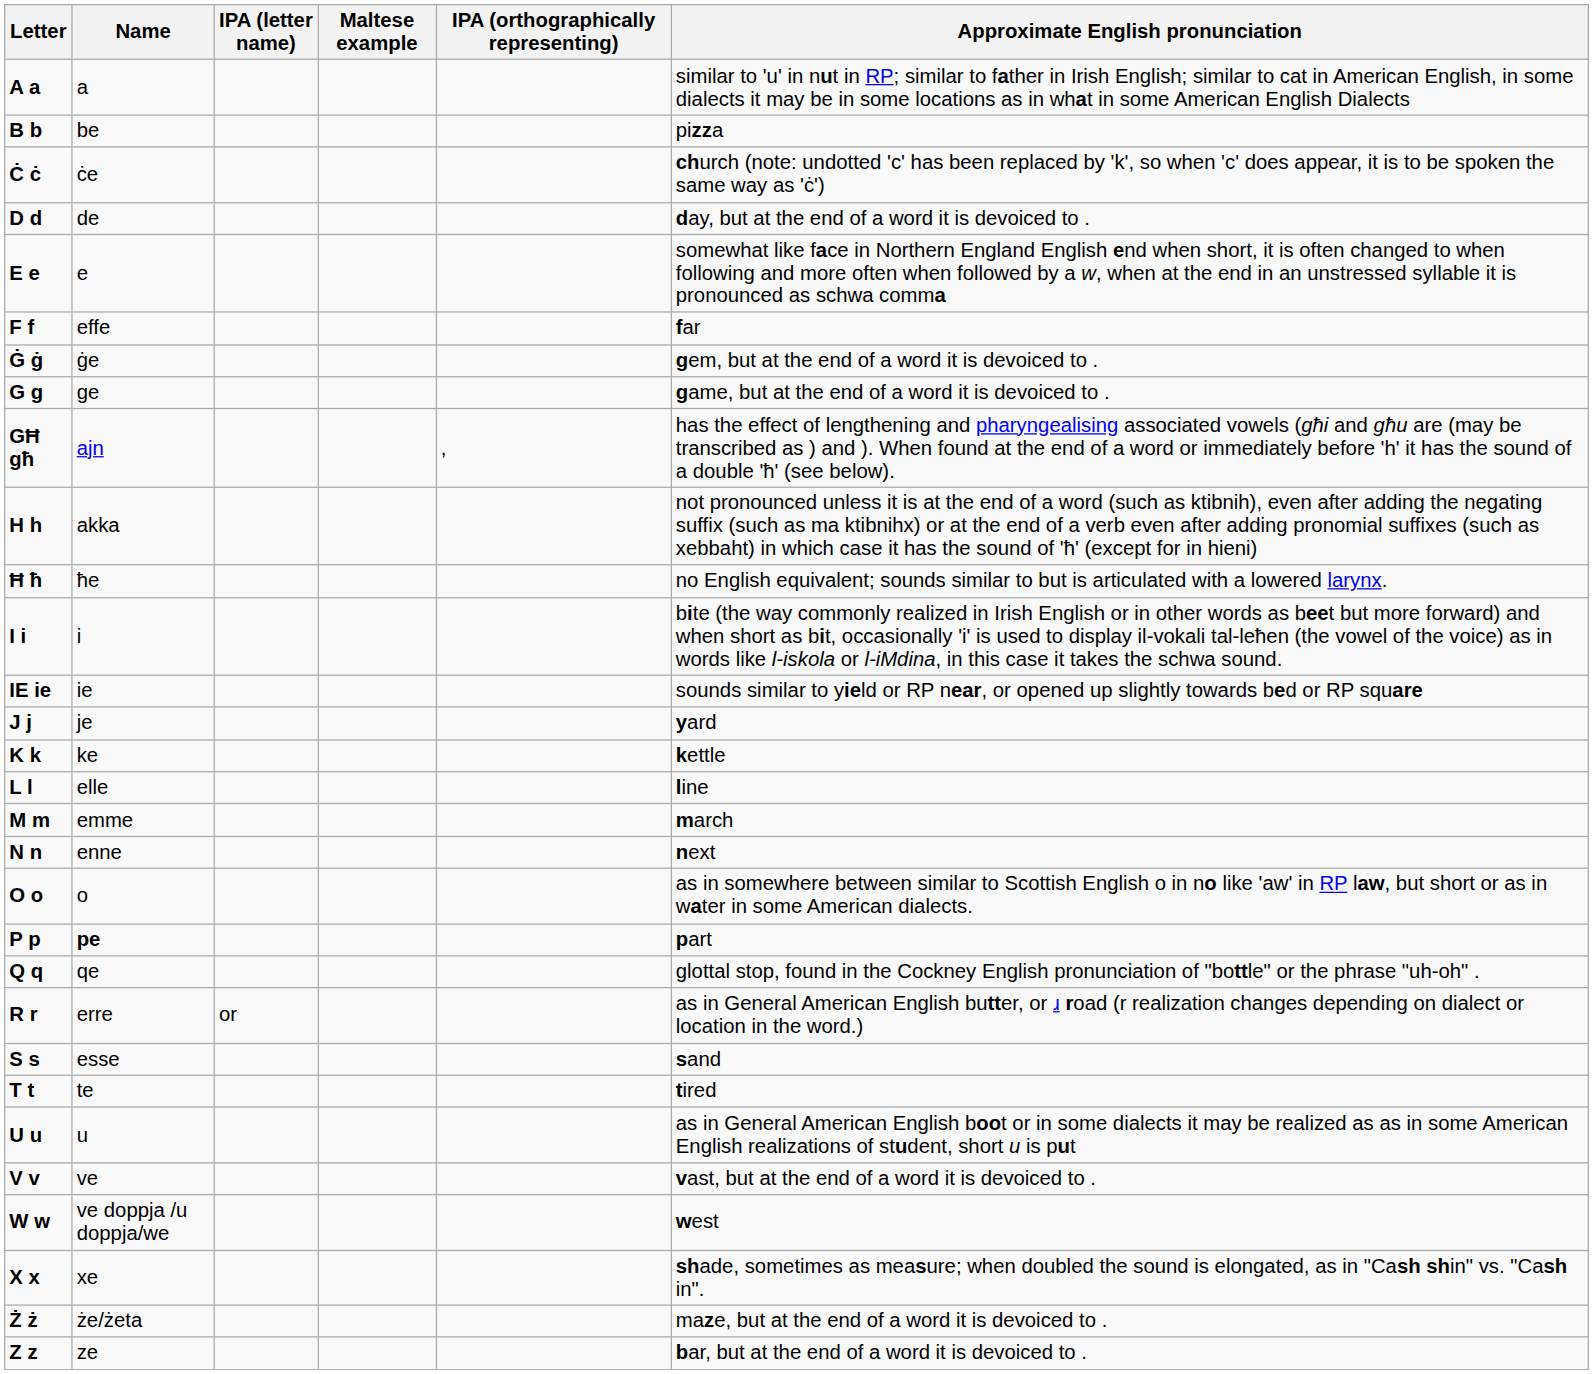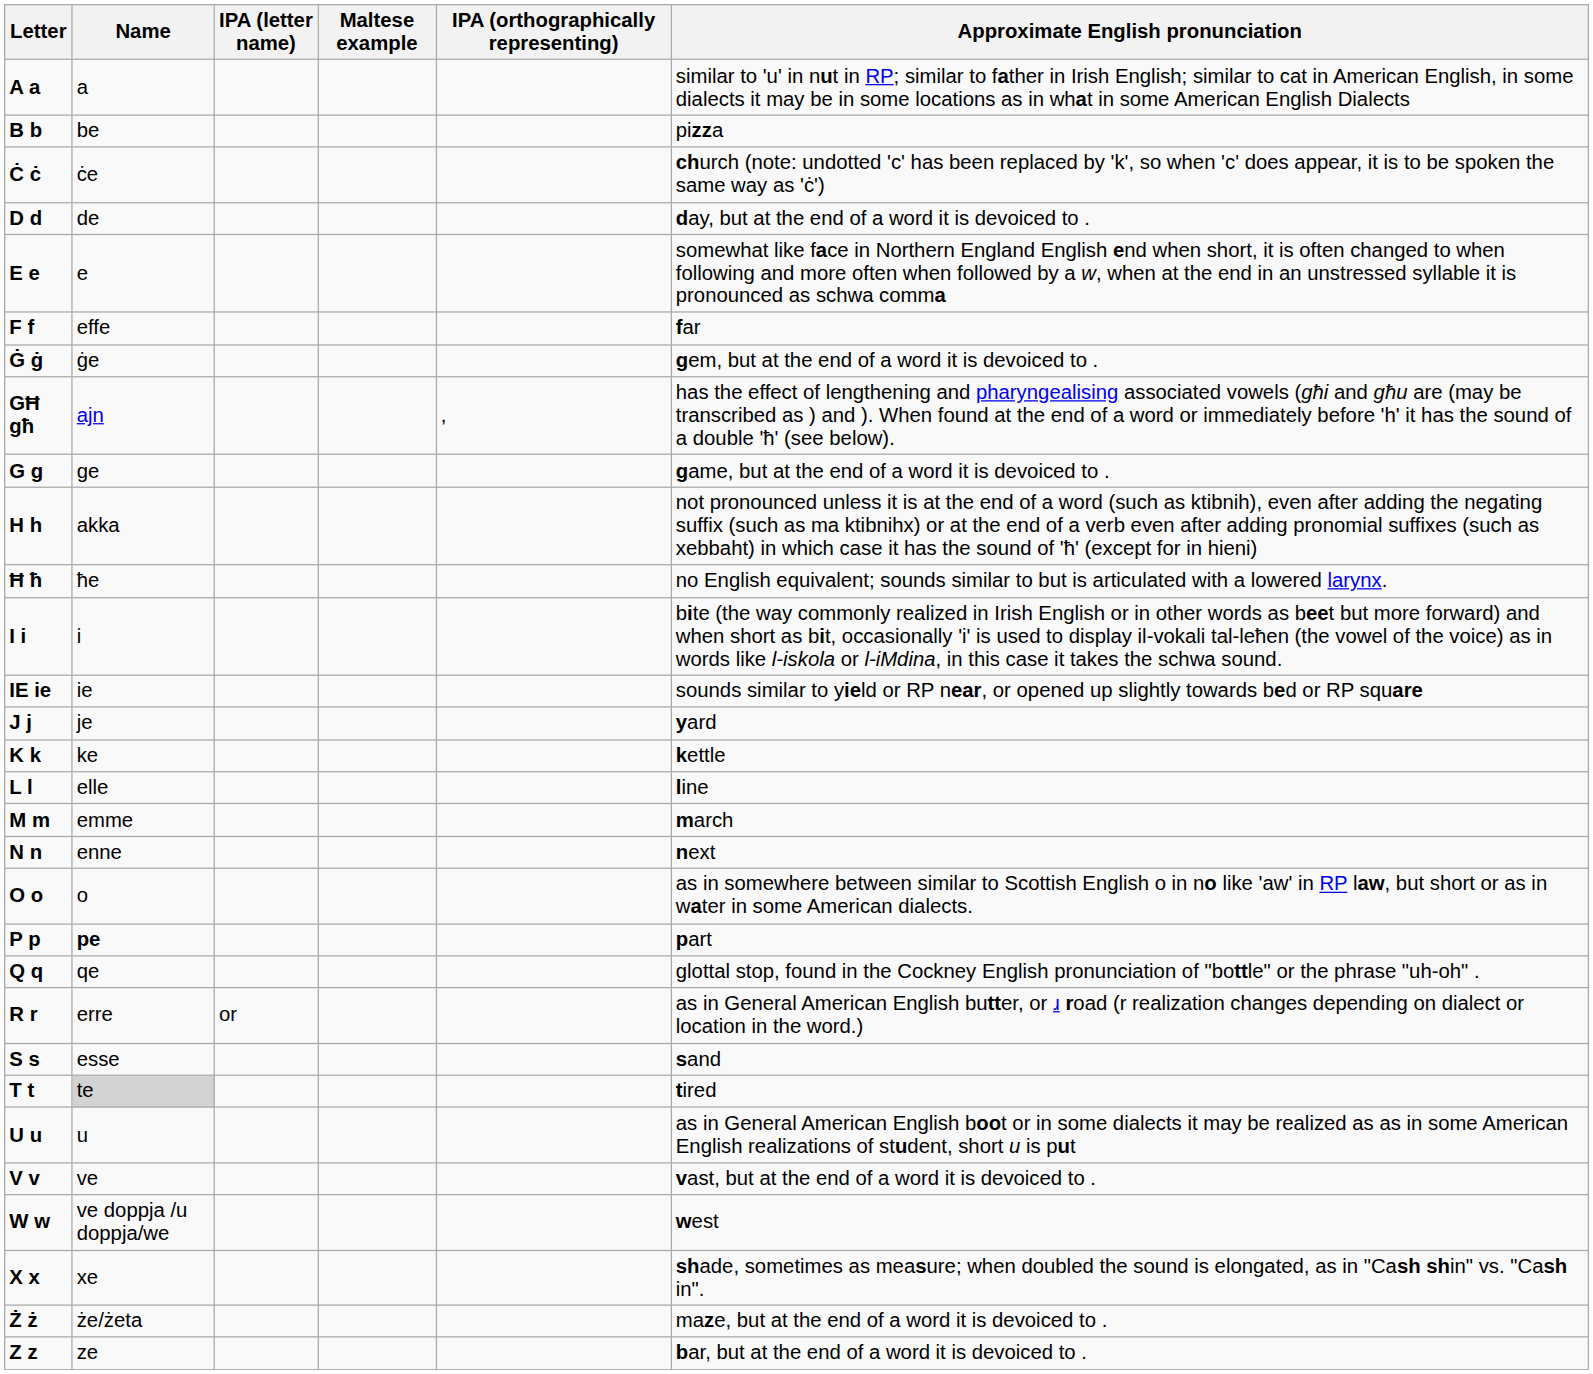rows swapped: (26, 392) <-> (25, 447)
(85, 1091) no background -> (85, 1091) lightgrey background
